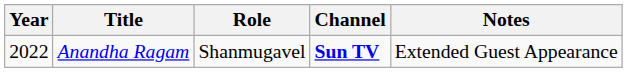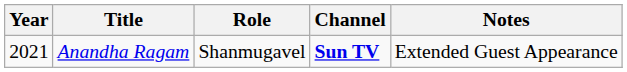(29, 51) 2022 -> (29, 51) 2021
